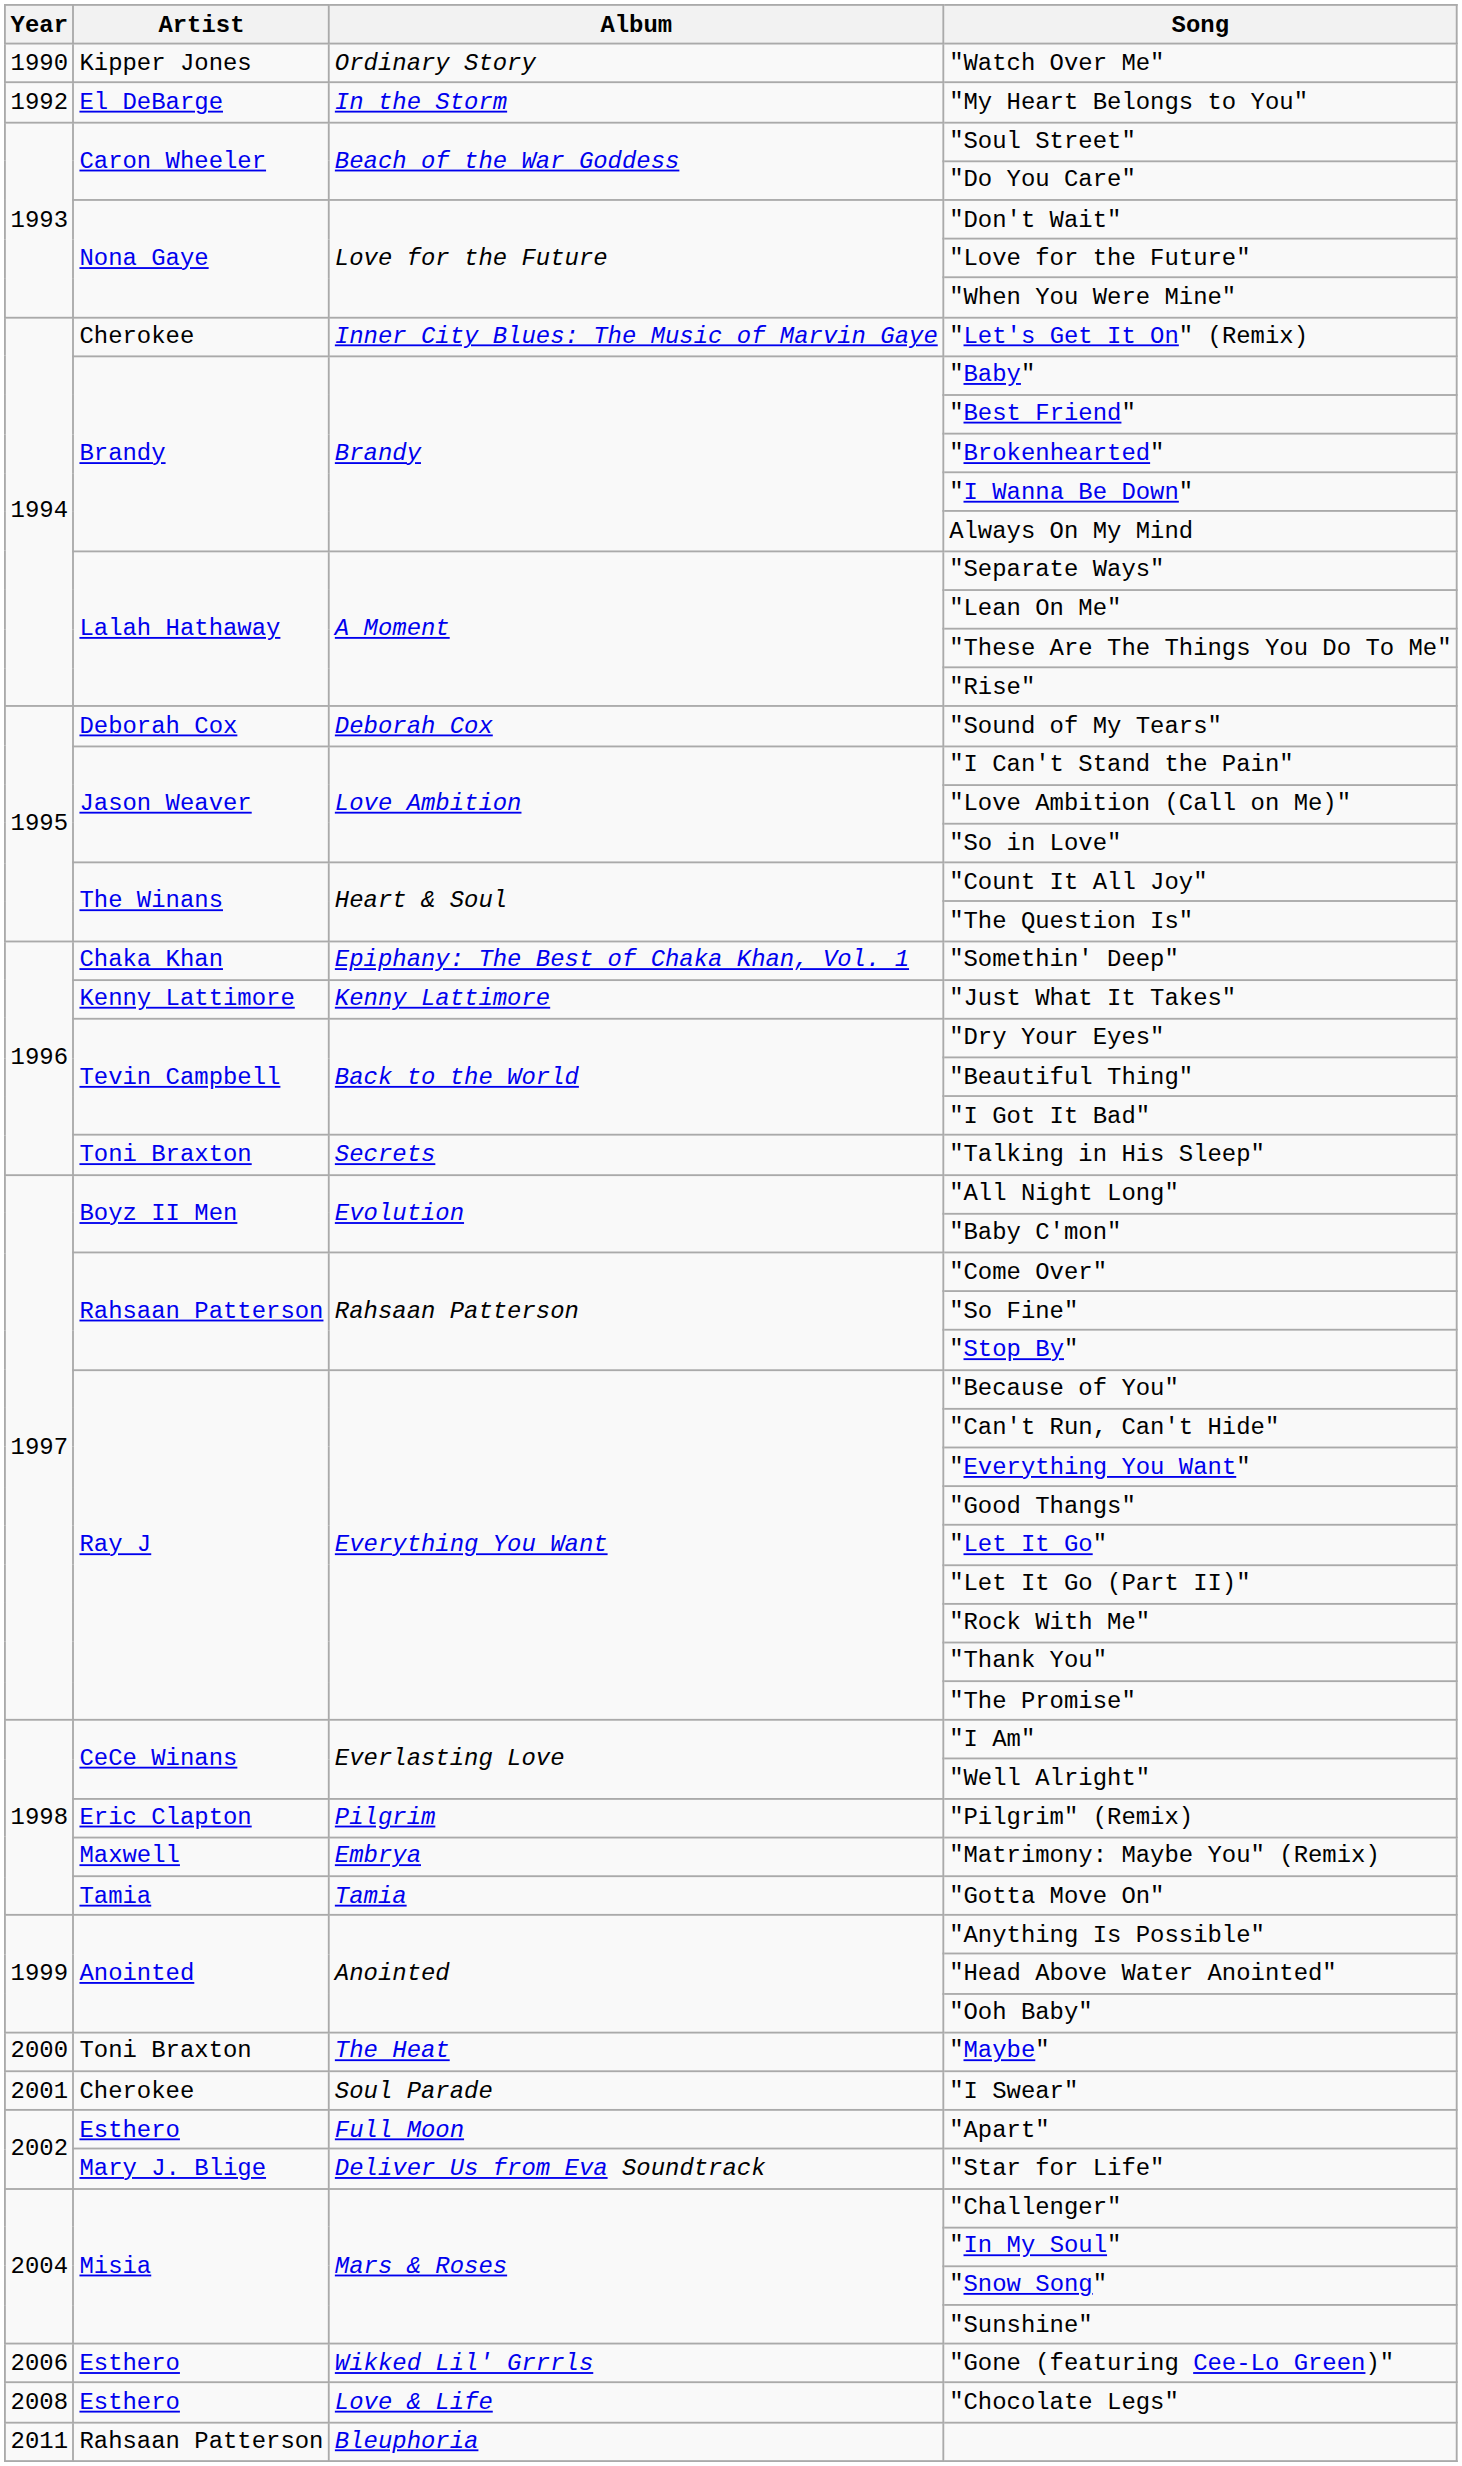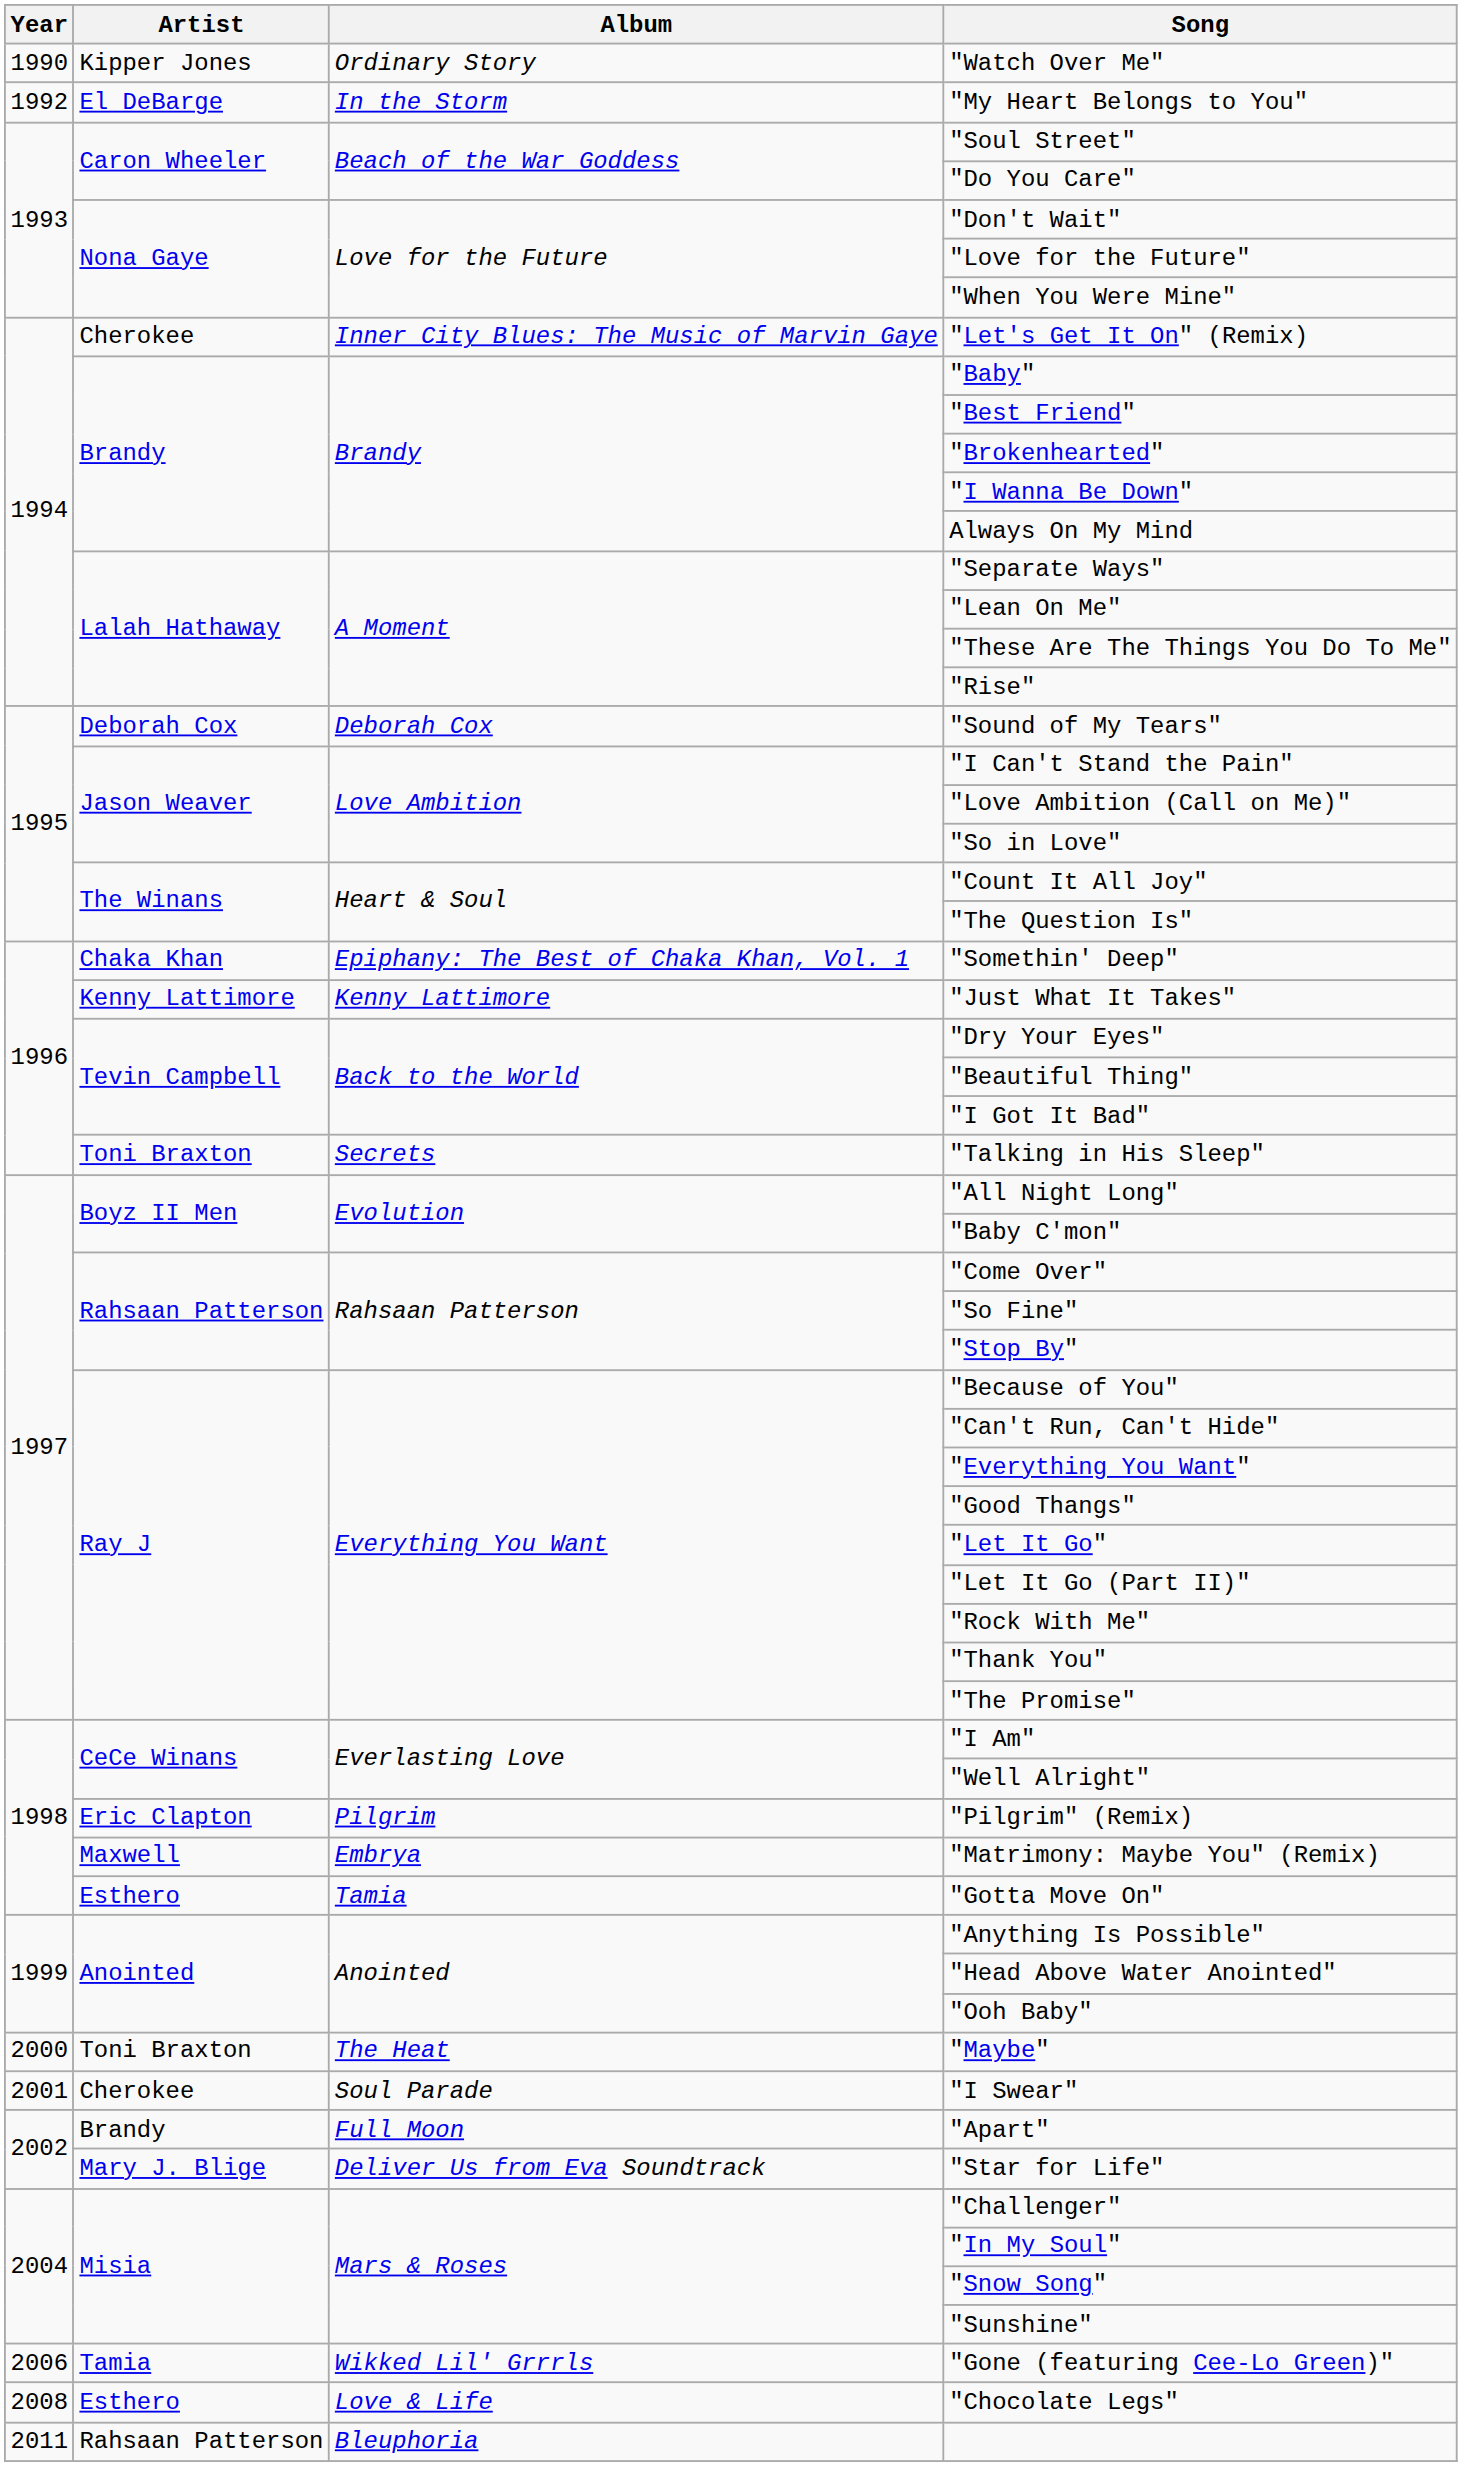(115, 1896) Tamia -> (130, 1896) Esthero
(130, 2130) Esthero -> (123, 2130) Brandy
(130, 2364) Esthero -> (115, 2364) Tamia
